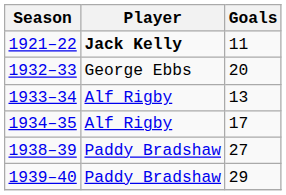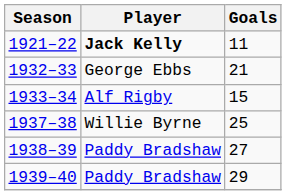(239, 71) 20 -> (239, 71) 21
(239, 97) 13 -> (239, 97) 15
- row: (43, 124)
+ row: (43, 124)
